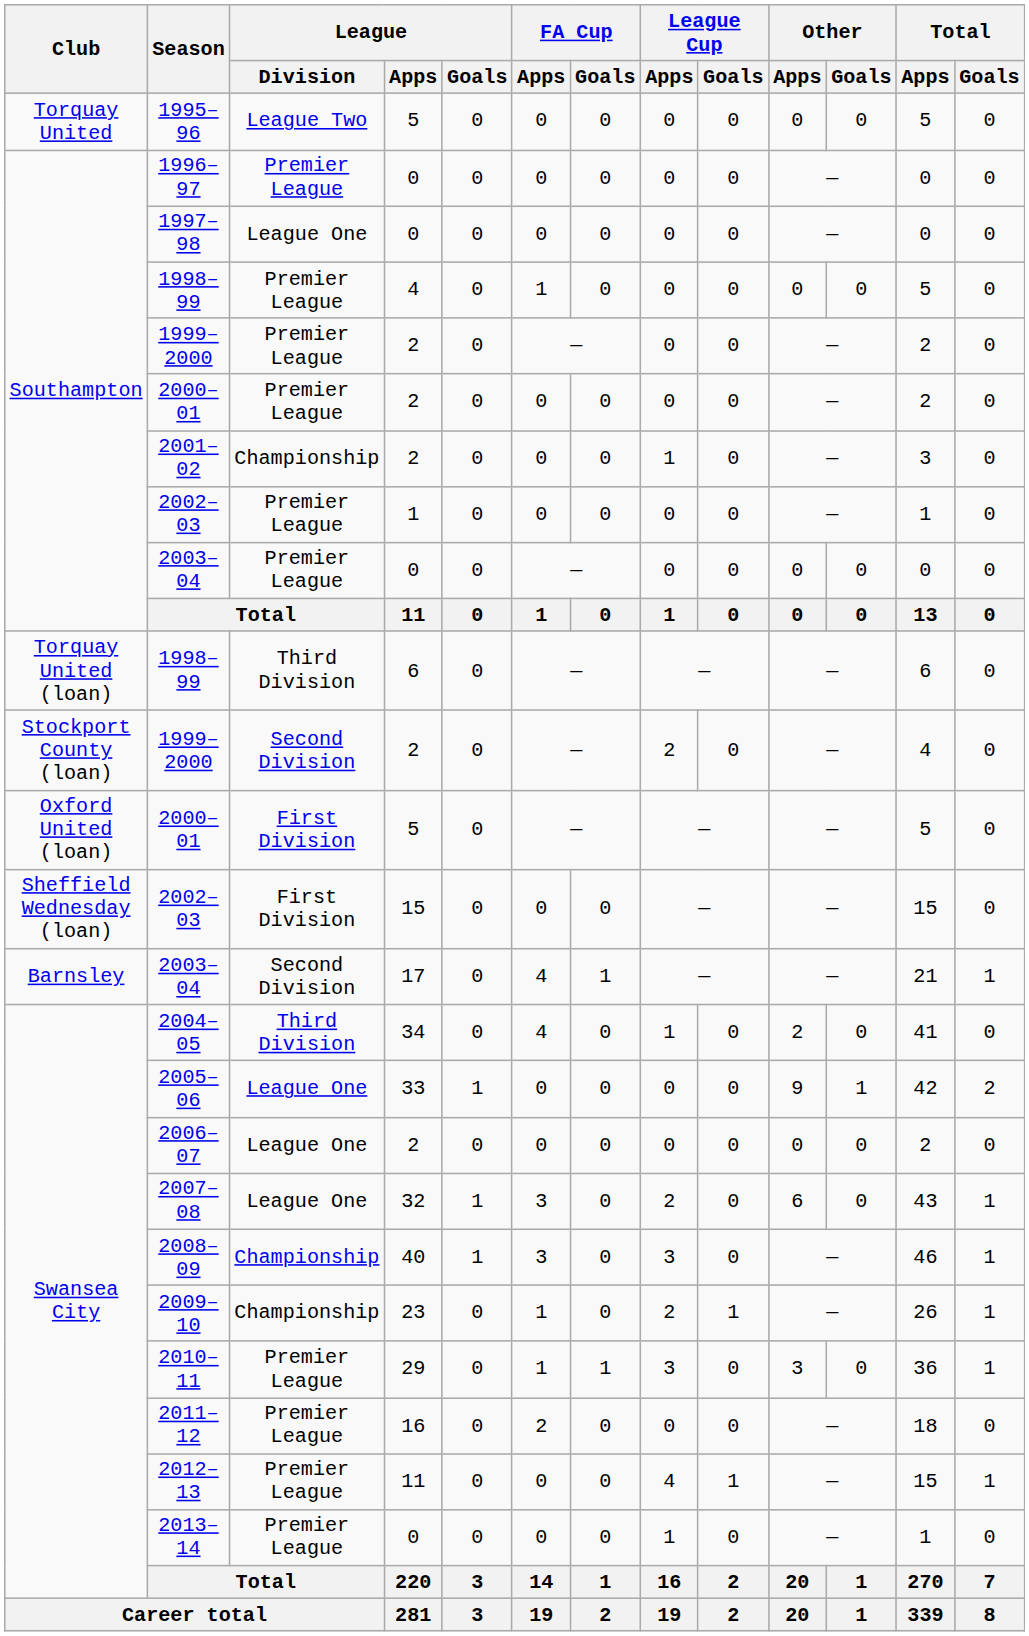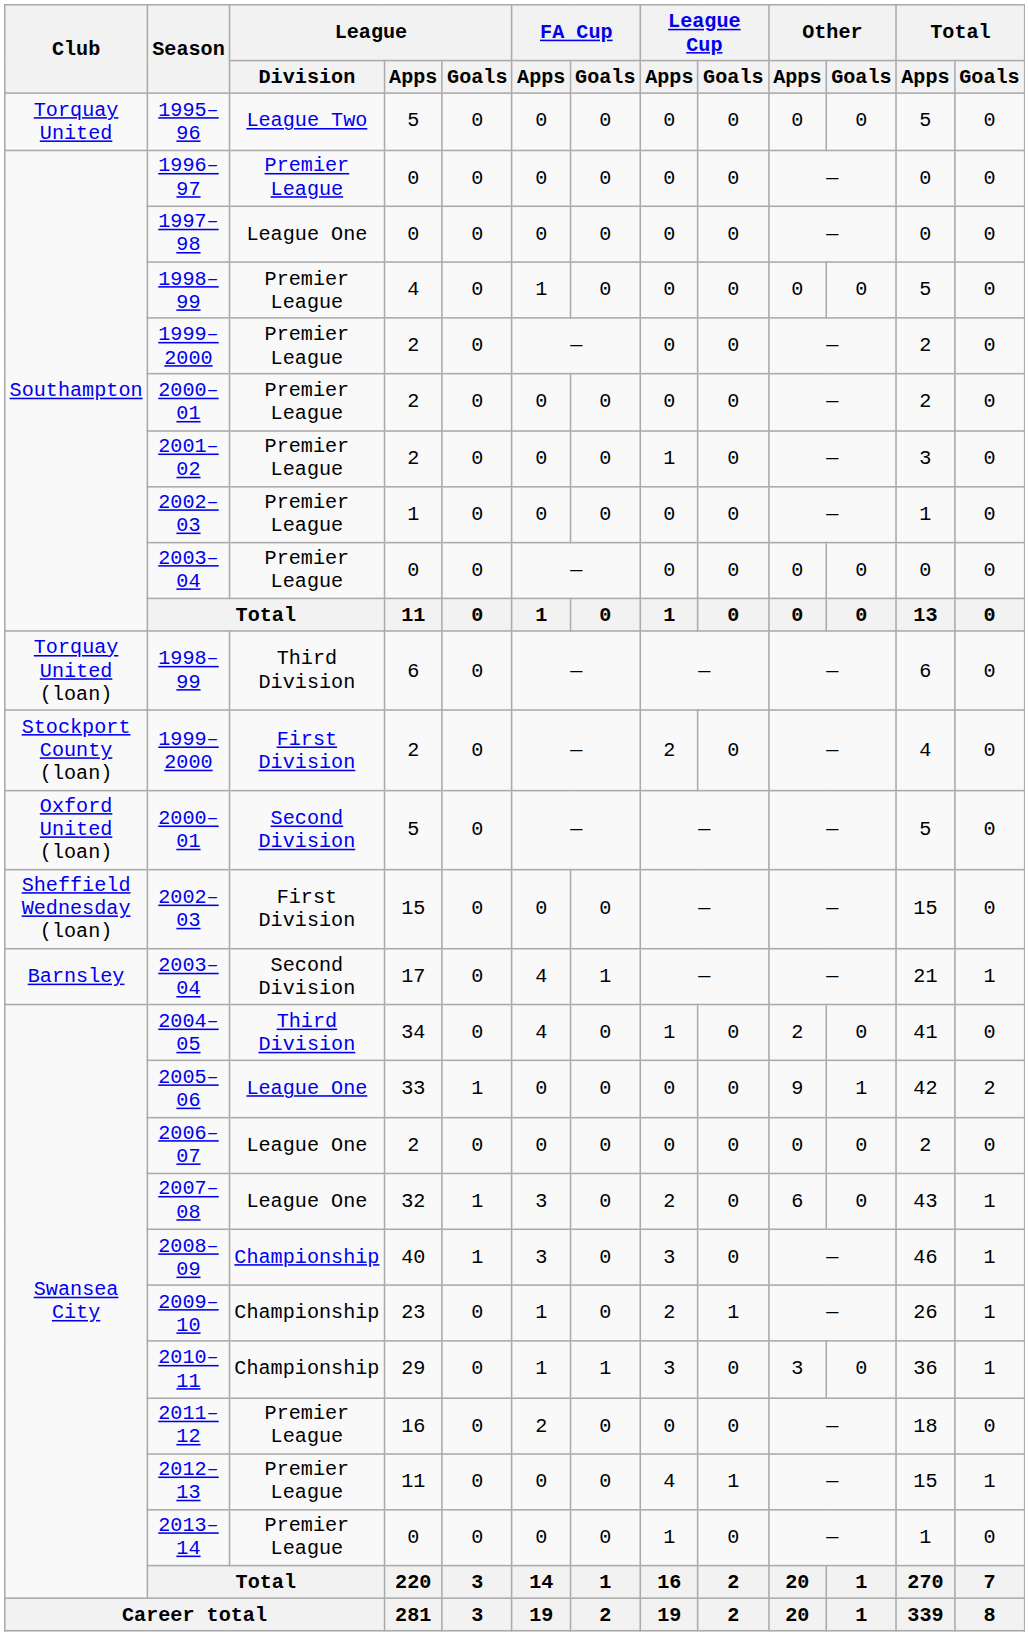(307, 458) Championship -> (307, 458) Premier League
(307, 750) Second Division -> (307, 750) First Division
(307, 830) First Division -> (307, 830) Second Division
(307, 1369) Premier League -> (307, 1369) Championship
